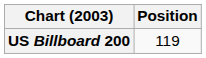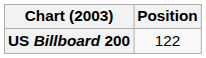(167, 41) 119 -> (167, 41) 122
